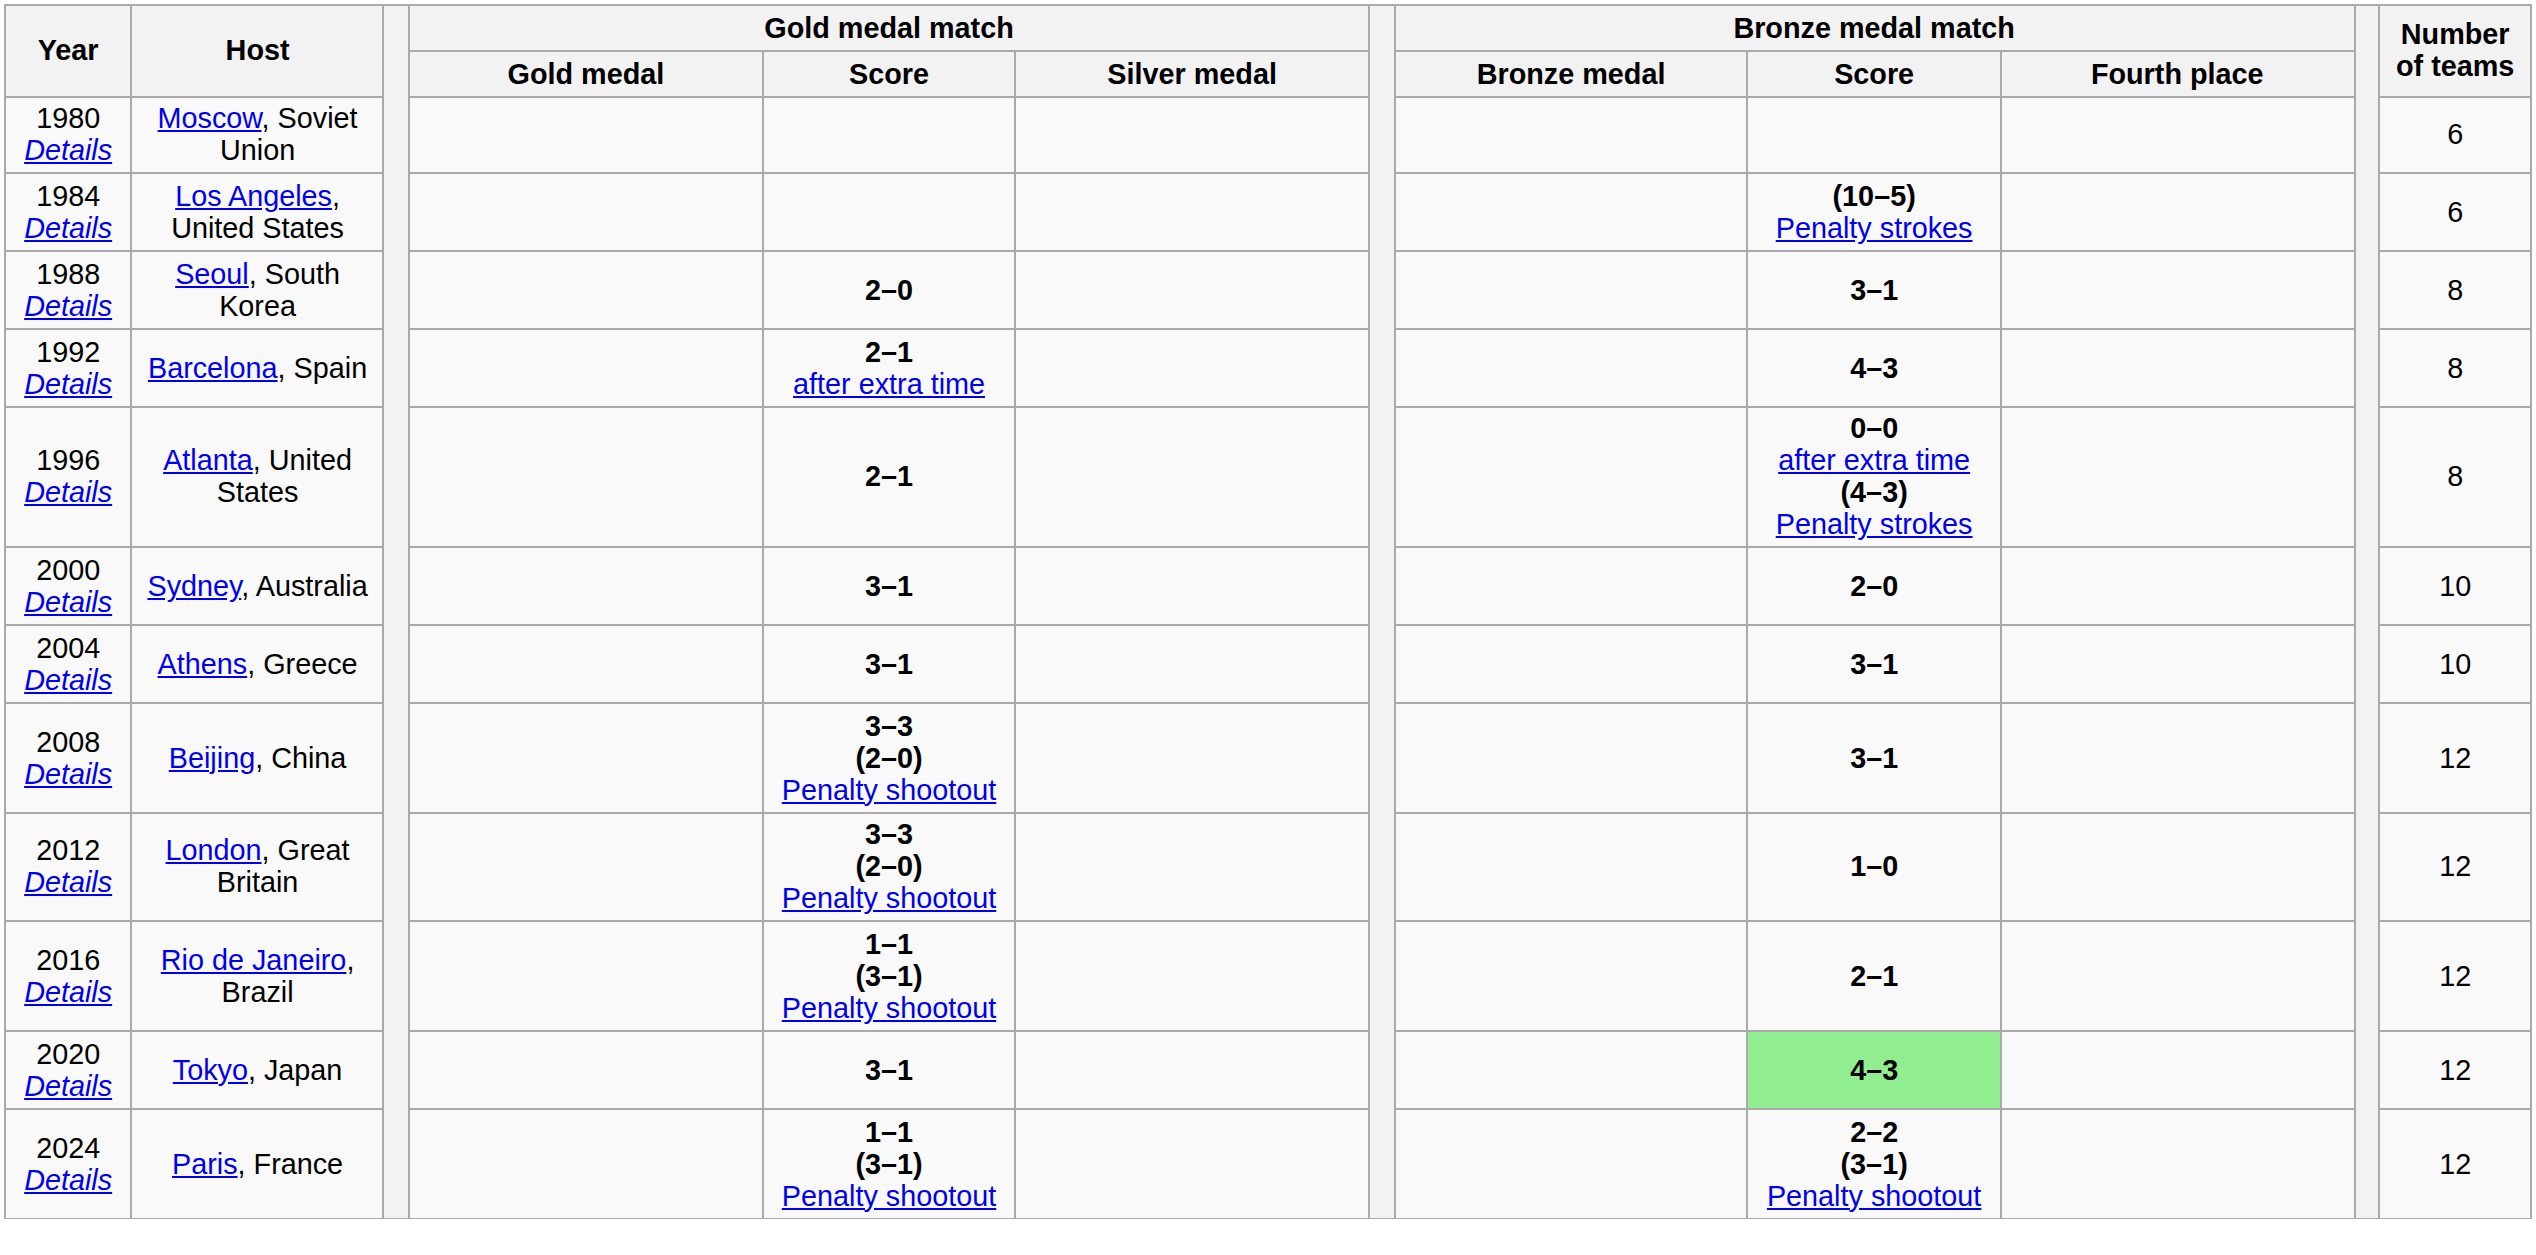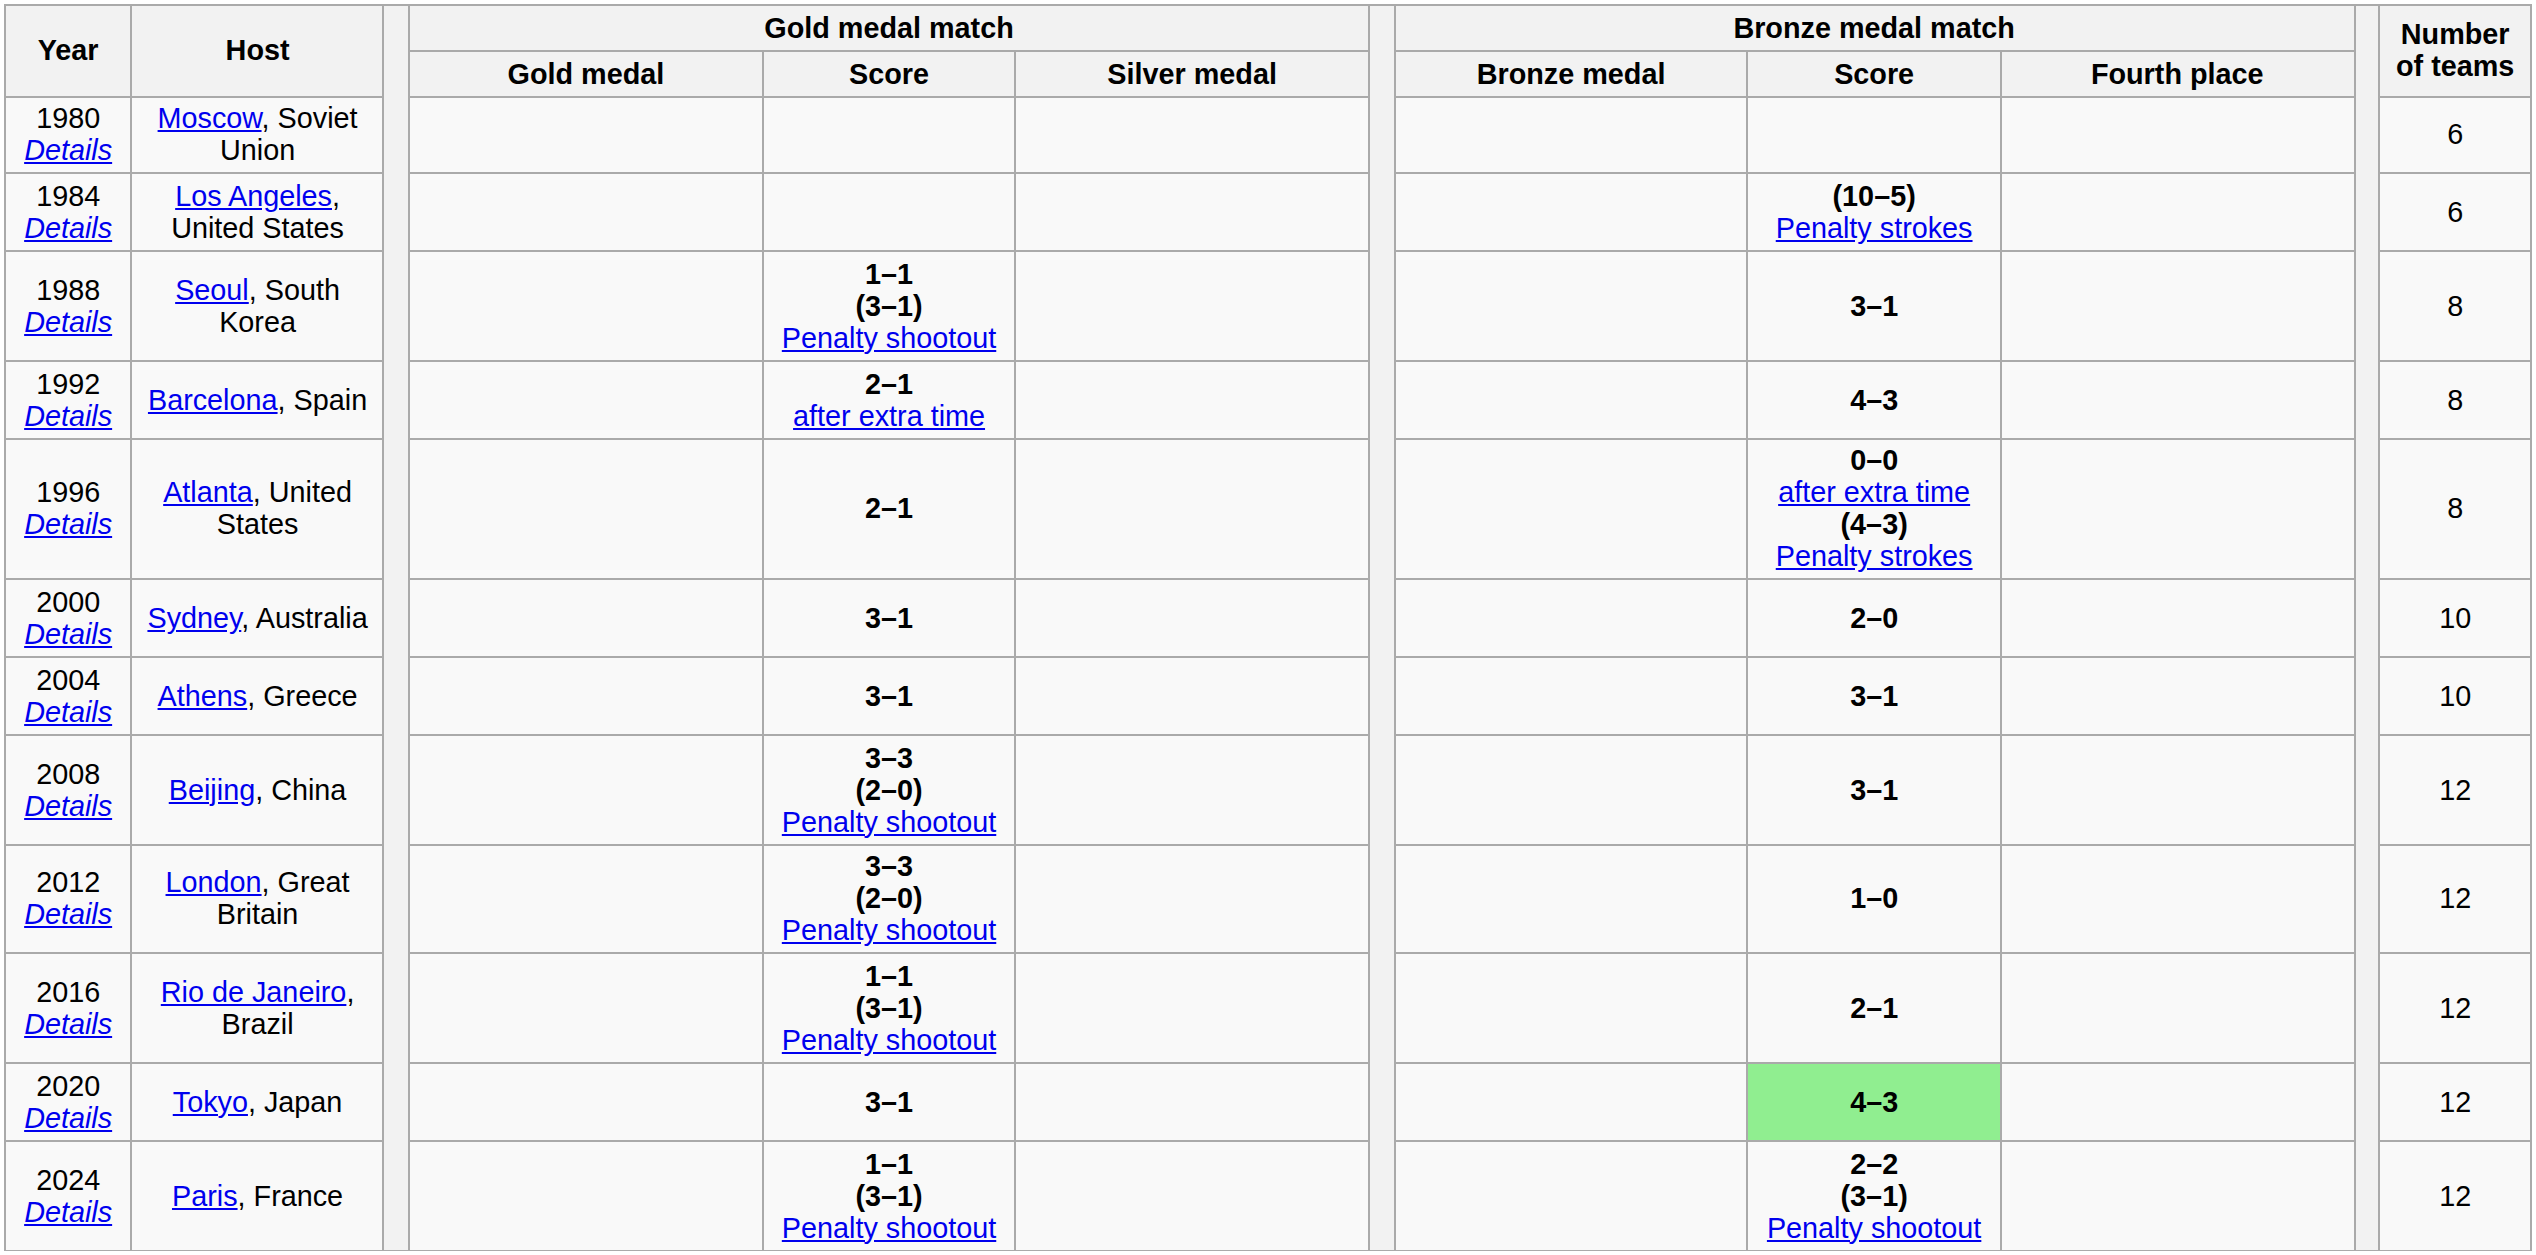(889, 290) 2–0 -> (889, 306) 1–1 (3–1) Penalty shootout
